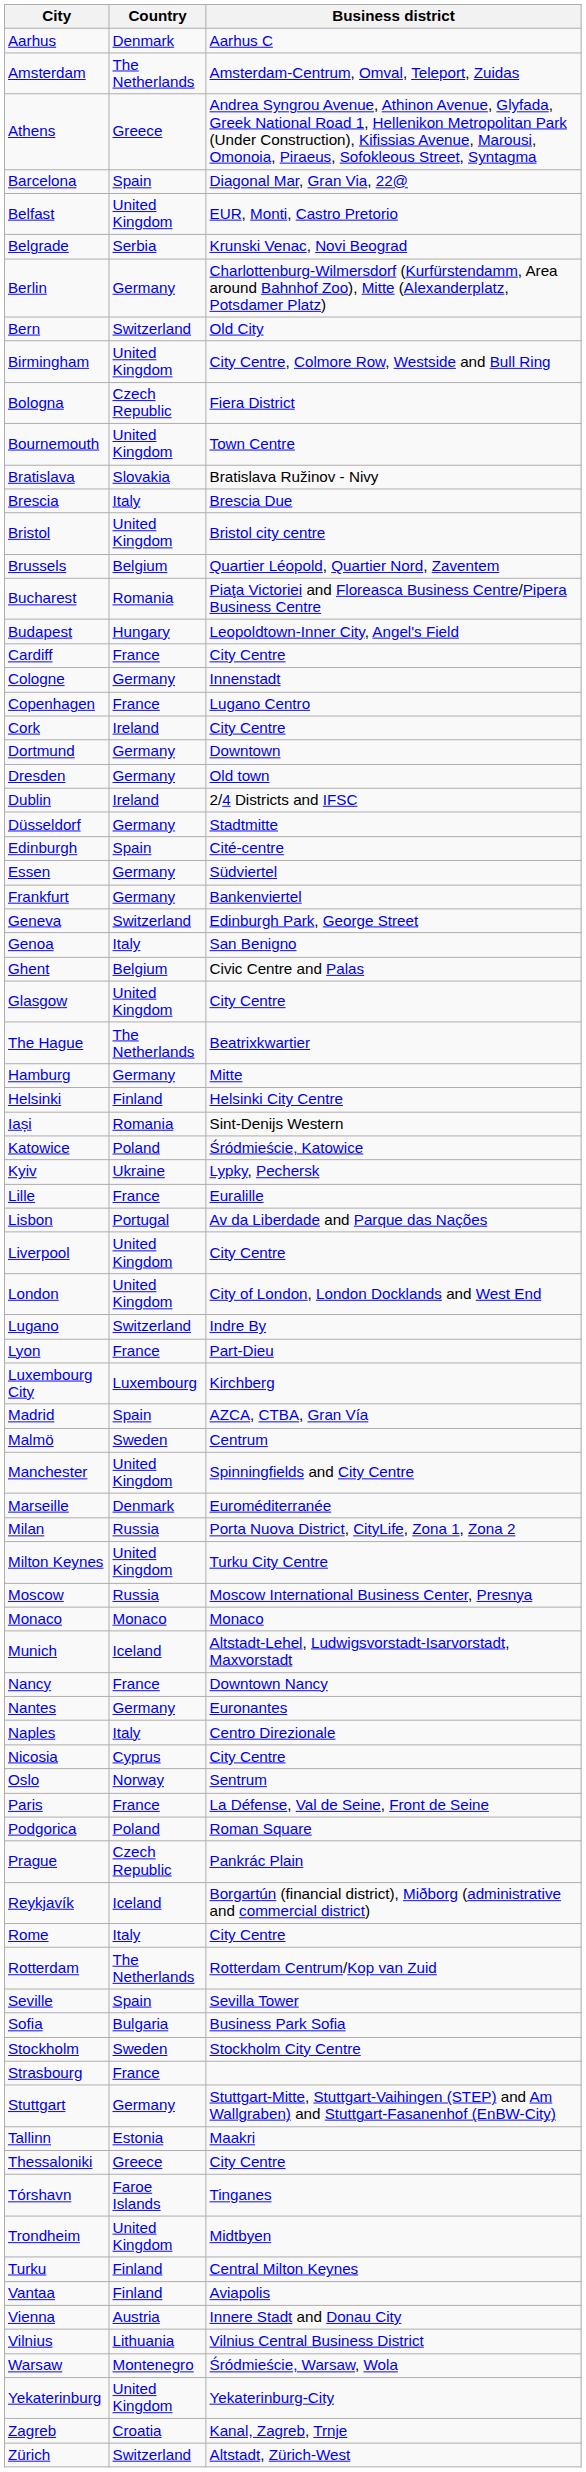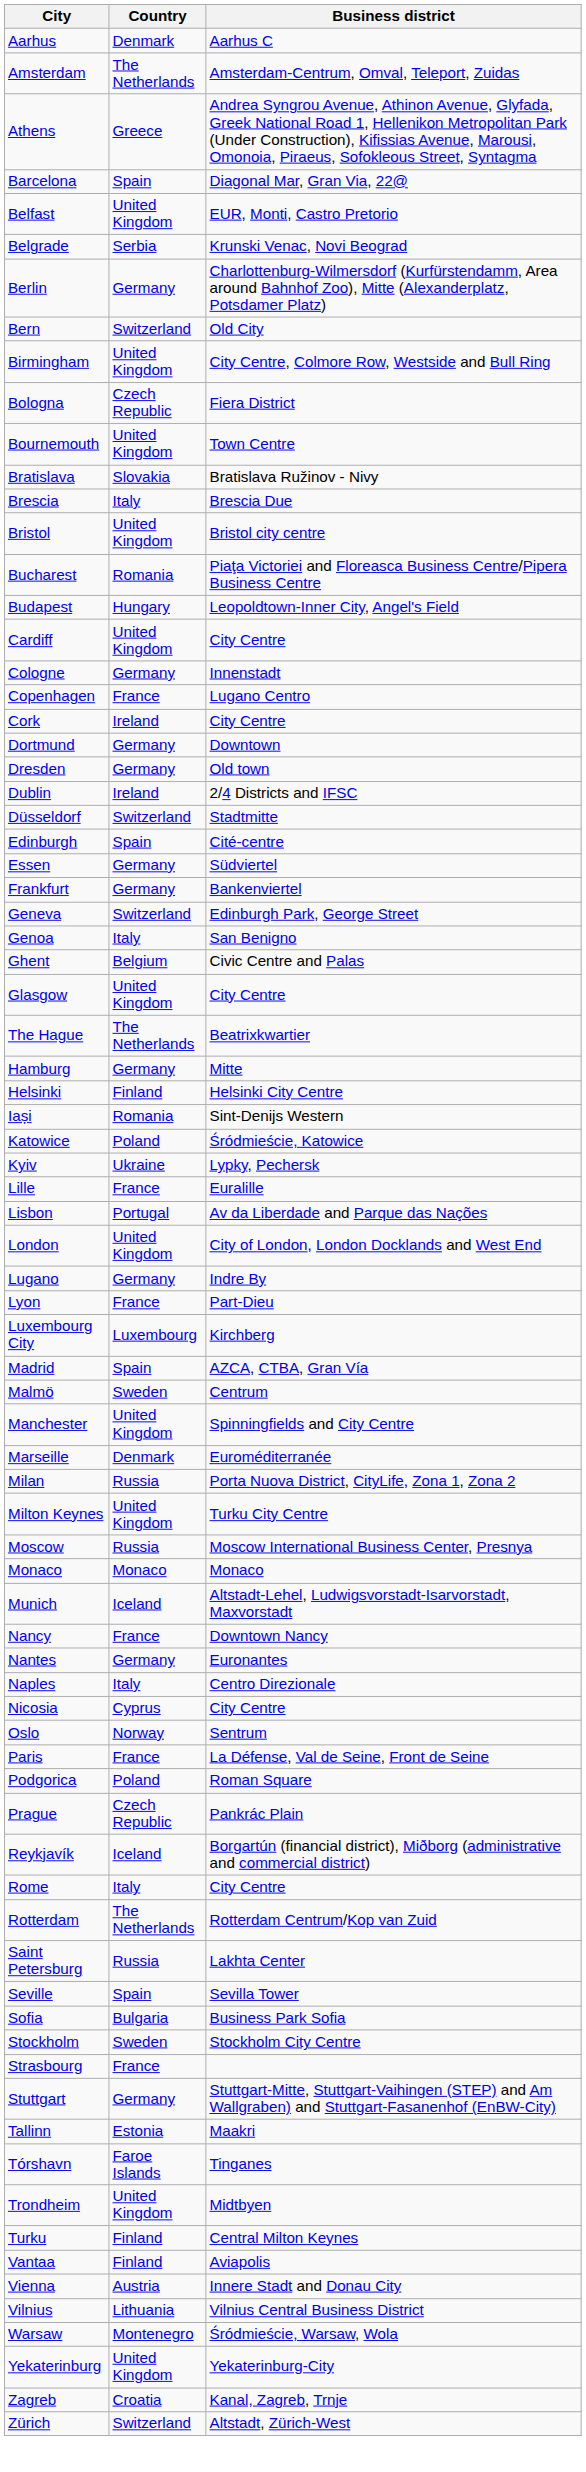- row: (37, 566)
(136, 655) France -> (143, 640) United Kingdom
(144, 824) Germany -> (152, 817) Switzerland
- row: (39, 1252)
(152, 1326) Switzerland -> (144, 1278) Germany
+ row: (45, 1961)
- row: (50, 2162)
